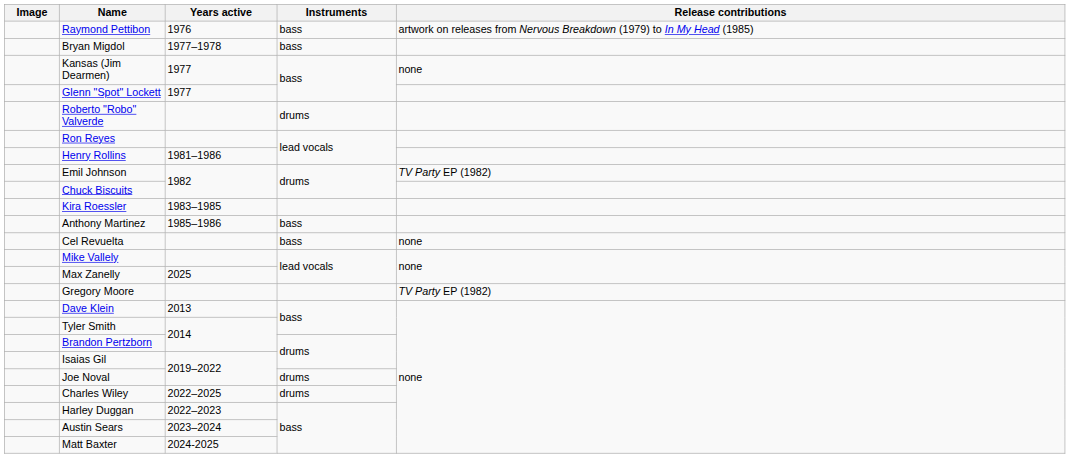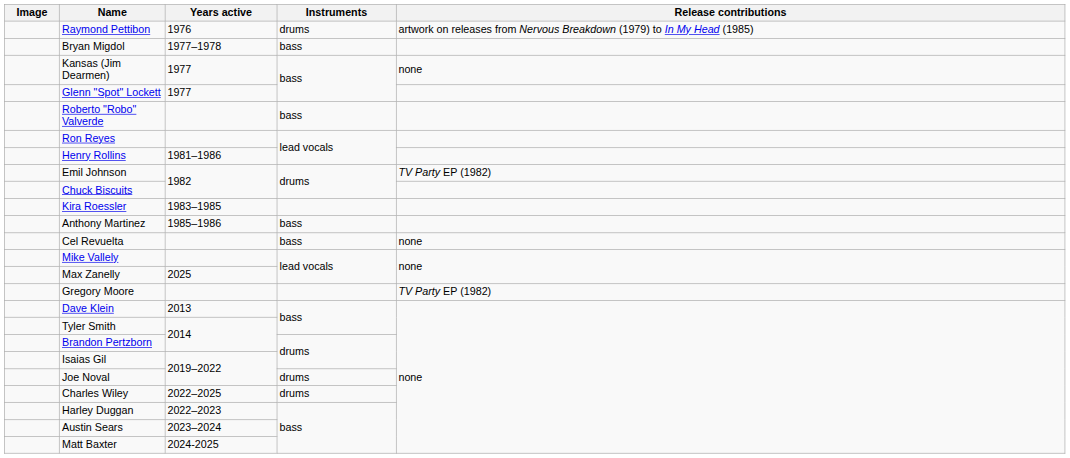(291, 30) bass -> (294, 30) drums
(294, 116) drums -> (291, 116) bass
